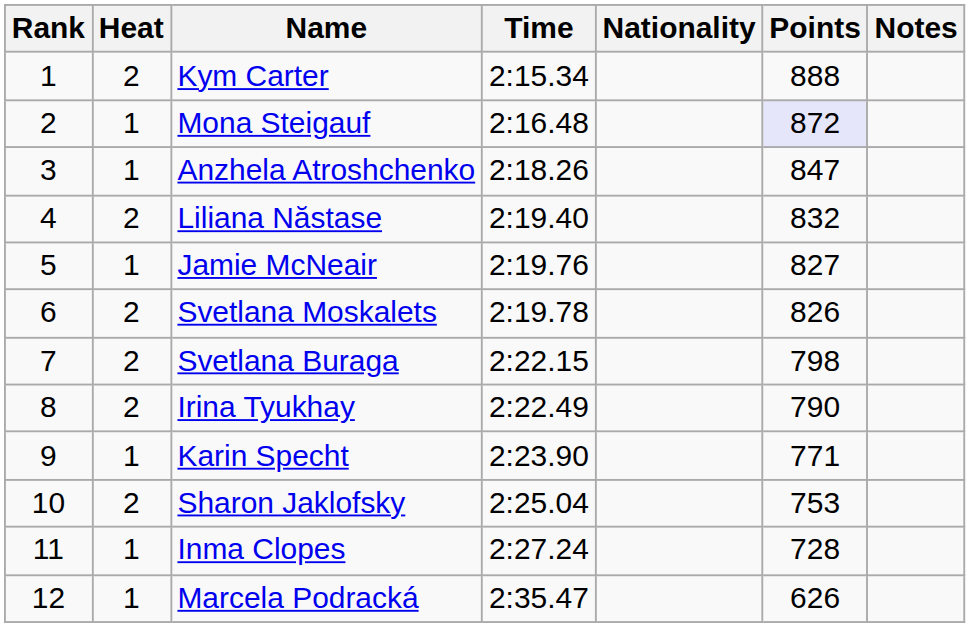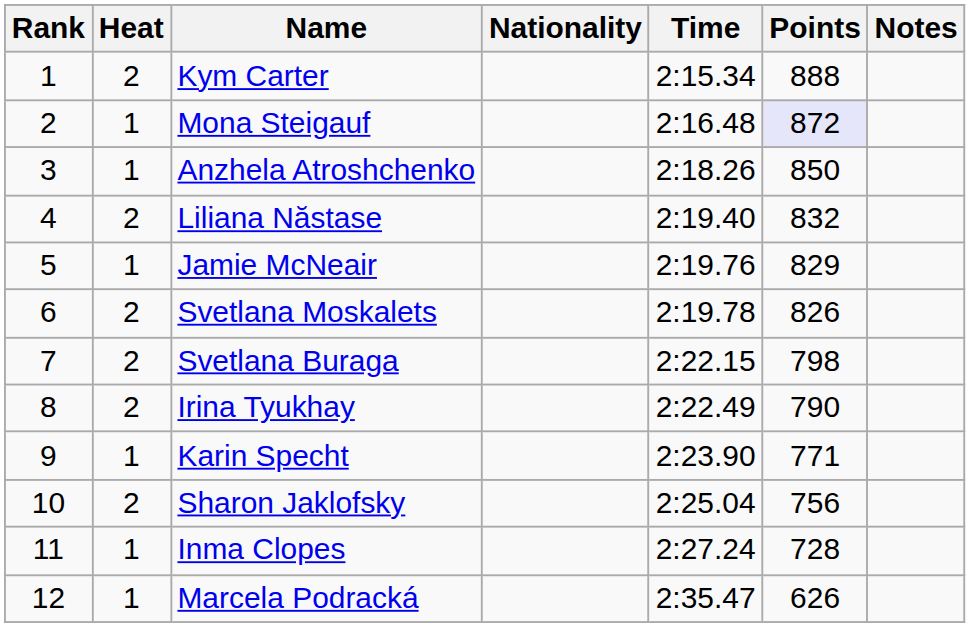columns swapped: (679, 28) <-> (539, 28)
(815, 170) 847 -> (815, 170) 850
(815, 265) 827 -> (815, 265) 829
(815, 502) 753 -> (815, 502) 756
